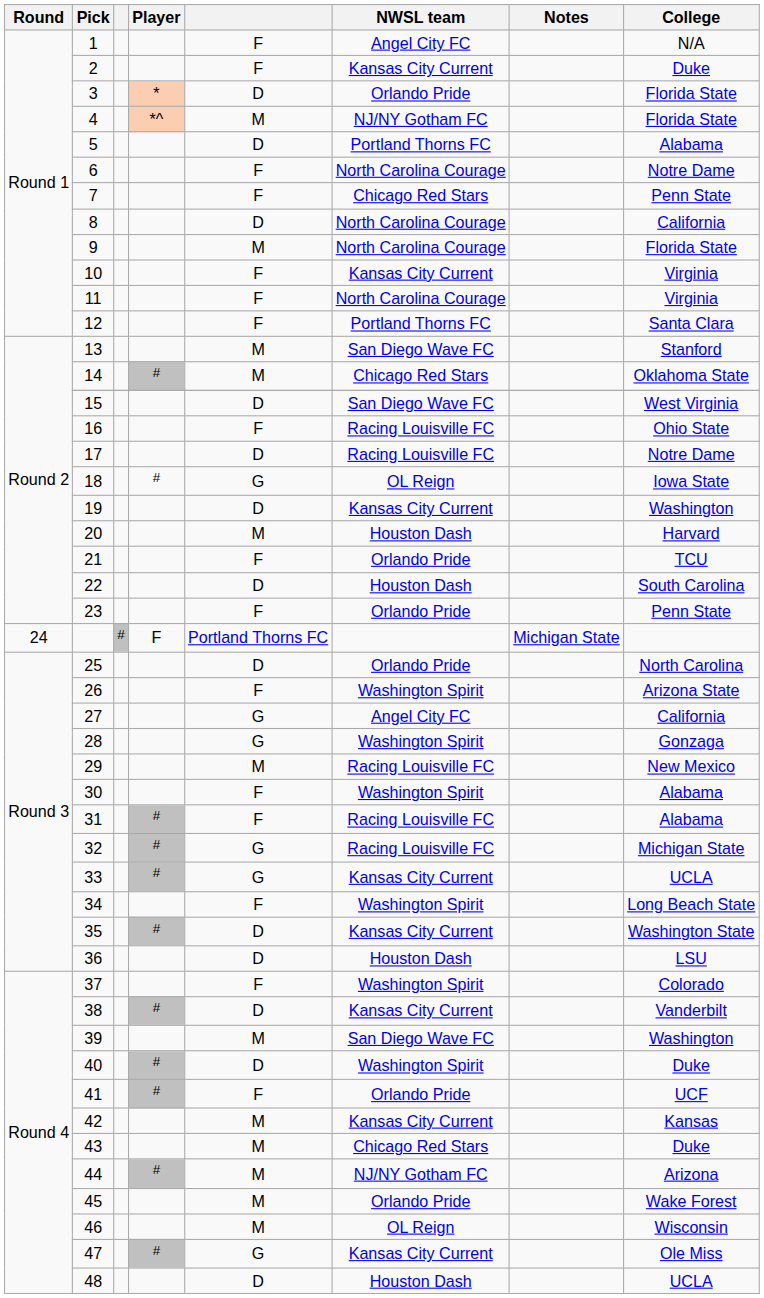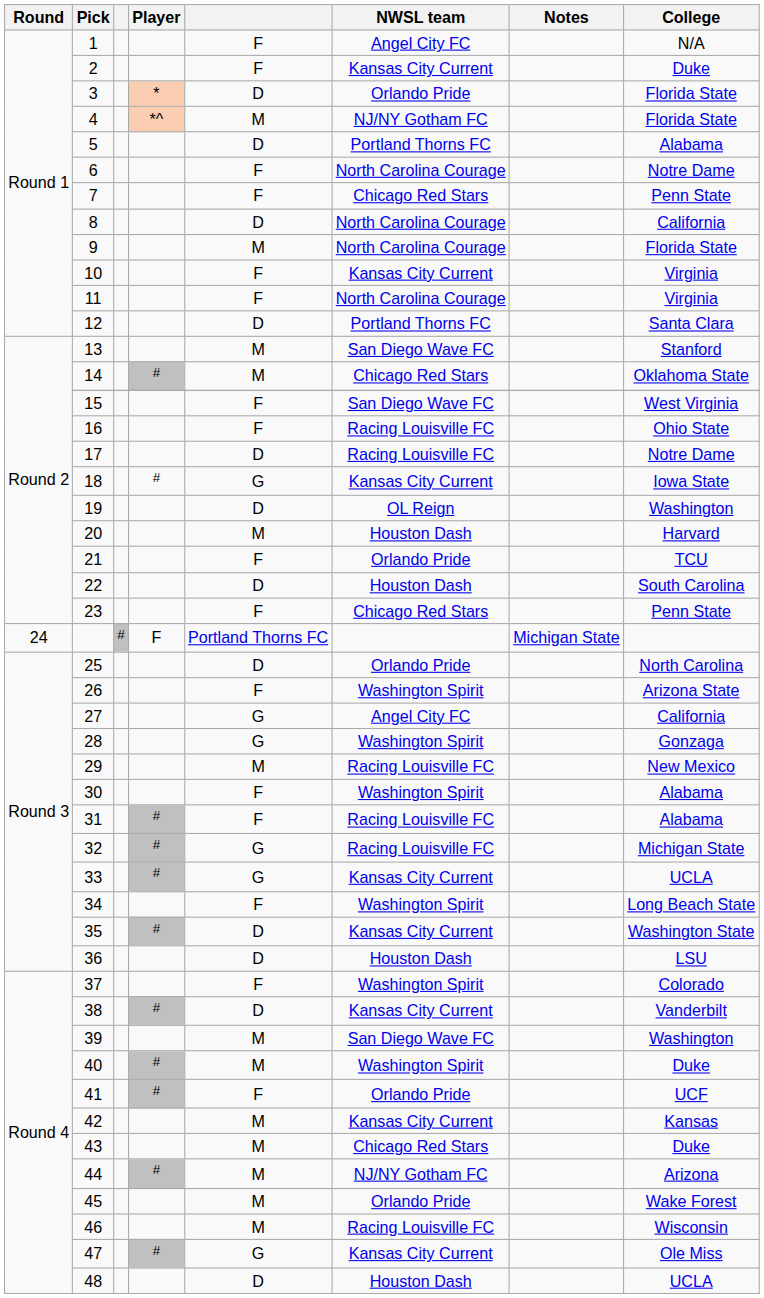(258, 324) F -> (258, 324) D
(258, 403) D -> (258, 403) F
(421, 481) OL Reign -> (421, 481) Kansas City Current
(421, 509) Kansas City Current -> (421, 509) OL Reign
(421, 611) Orlando Pride -> (421, 611) Chicago Red Stars
(258, 1065) D -> (258, 1065) M
(421, 1226) OL Reign -> (421, 1226) Racing Louisville FC
